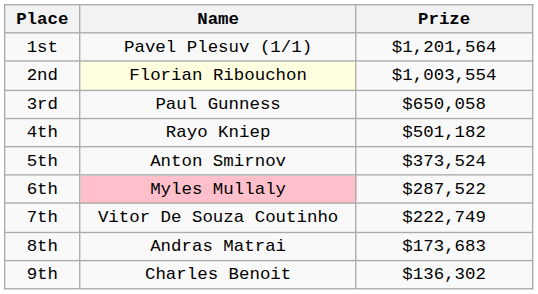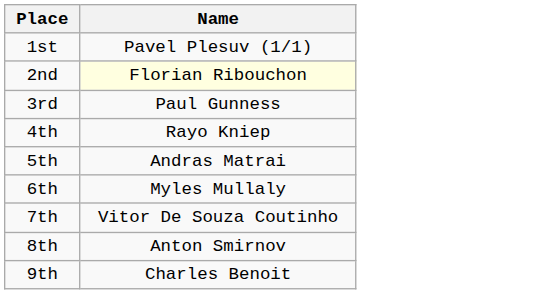- column: (444, 19)
(218, 161) Anton Smirnov -> (218, 161) Andras Matrai
(218, 189) pink background -> (218, 189) no background
(218, 246) Andras Matrai -> (218, 246) Anton Smirnov
